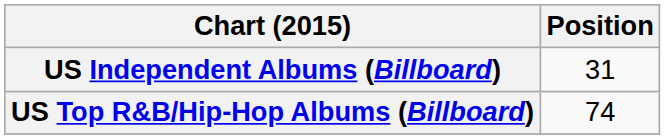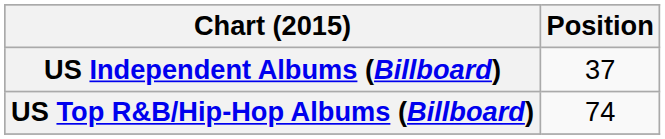(600, 69) 31 -> (600, 69) 37
